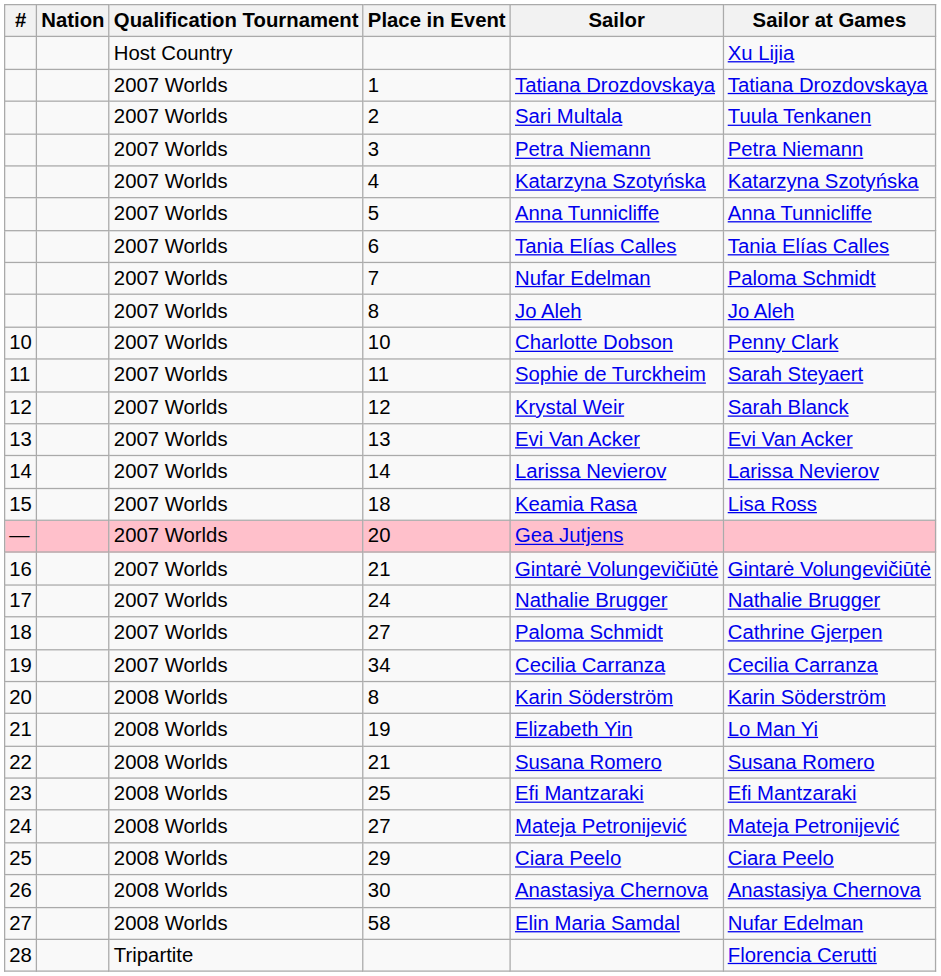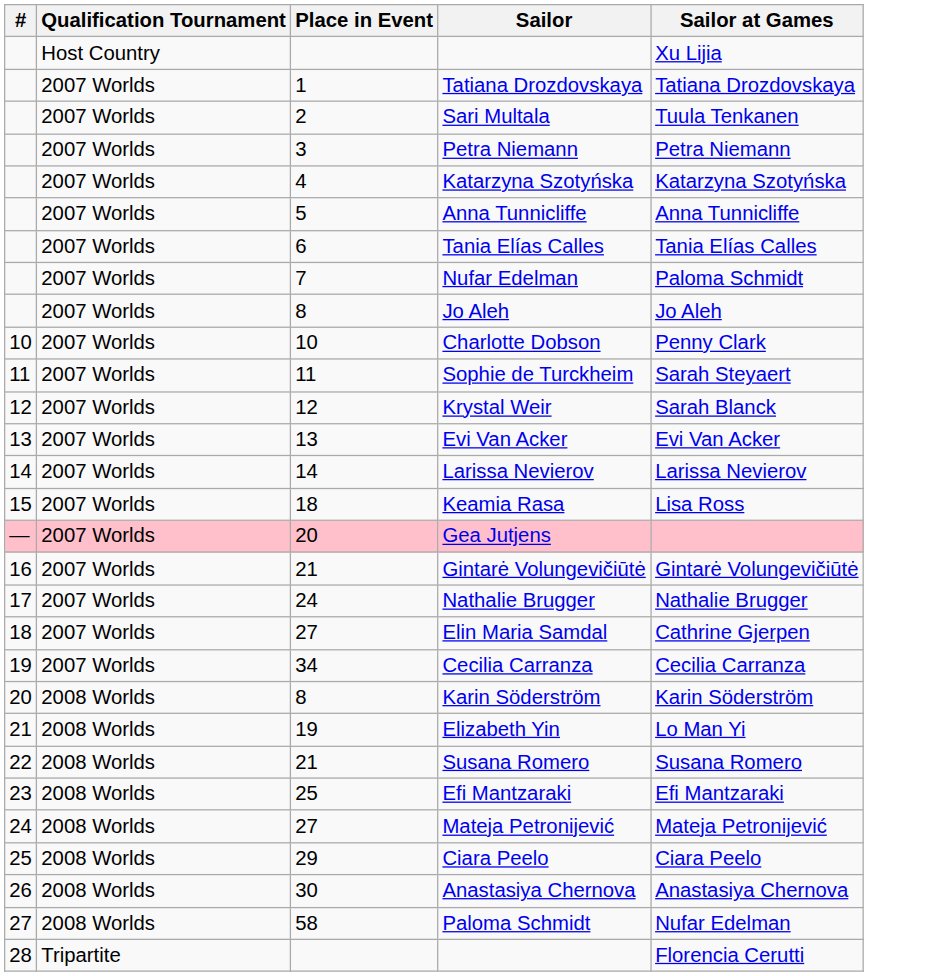- column: (73, 20)
(589, 632) Paloma Schmidt -> (525, 632) Elin Maria Samdal
(597, 922) Elin Maria Samdal -> (516, 922) Paloma Schmidt
